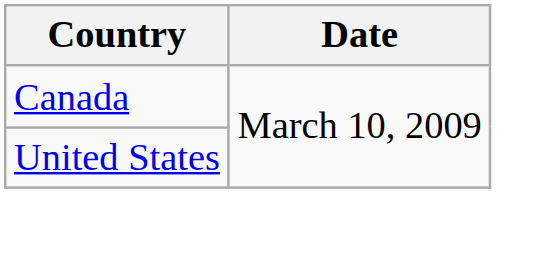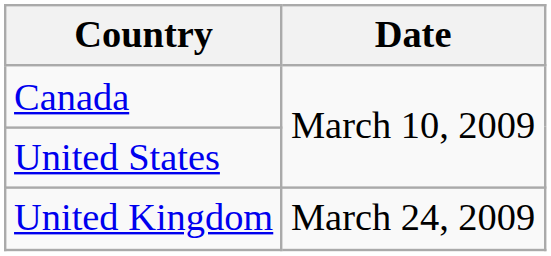+ row: (144, 217)
